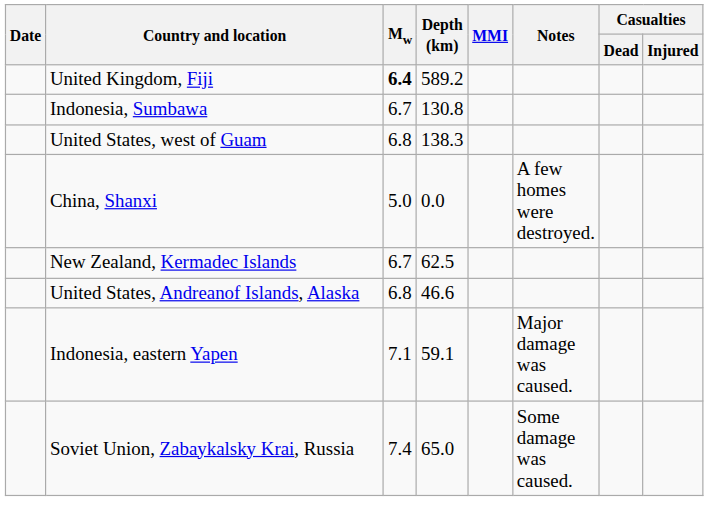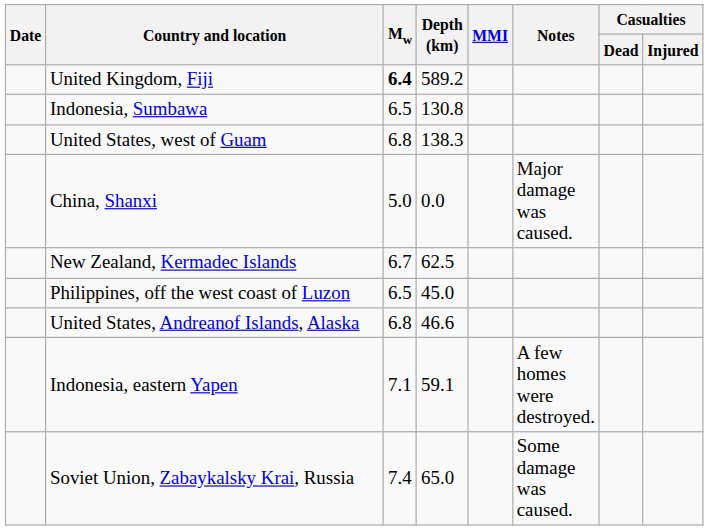(400, 109) 6.7 -> (400, 109) 6.5
(556, 201) A few homes were destroyed. -> (546, 201) Major damage was caused.
+ row: (200, 292)
(546, 354) Major damage was caused. -> (556, 384) A few homes were destroyed.
